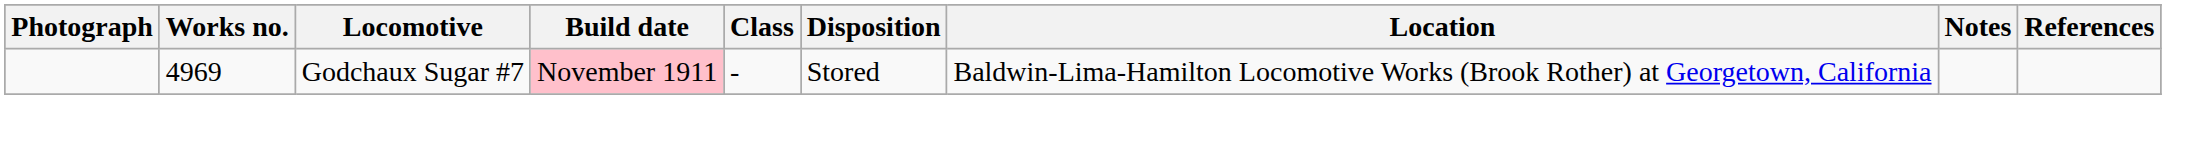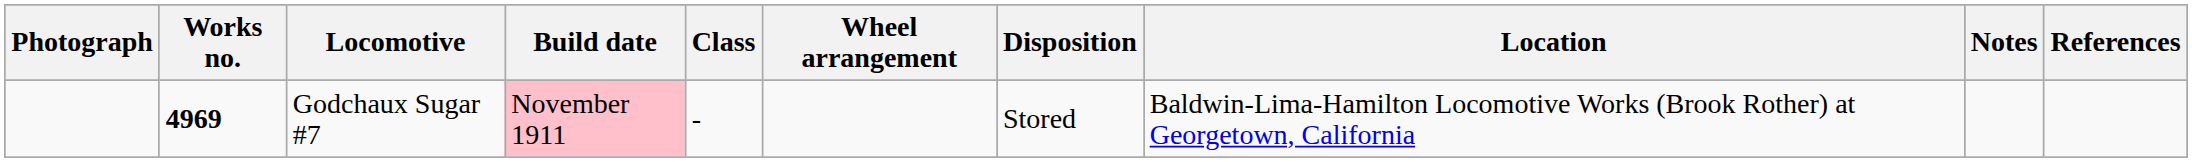+ column: (879, 42)
(194, 71) normal -> (194, 118) bold
